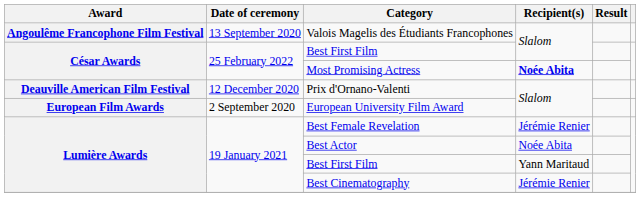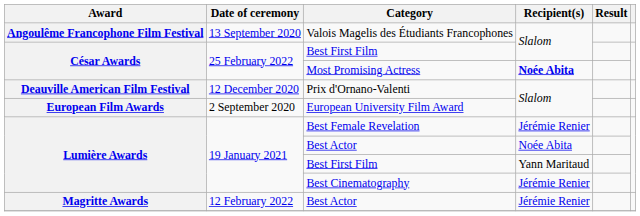+ row: (105, 201)
